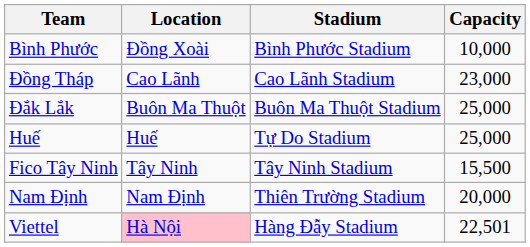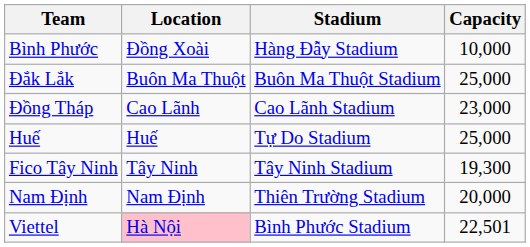(332, 49) Bình Phước Stadium -> (326, 49) Hàng Đẫy Stadium
rows swapped: (41, 108) <-> (51, 78)
(485, 167) 15,500 -> (485, 167) 19,300
(326, 227) Hàng Đẫy Stadium -> (332, 227) Bình Phước Stadium
